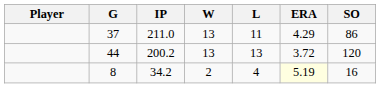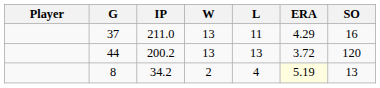(352, 33) 86 -> (352, 33) 16
(352, 72) 16 -> (352, 72) 13
